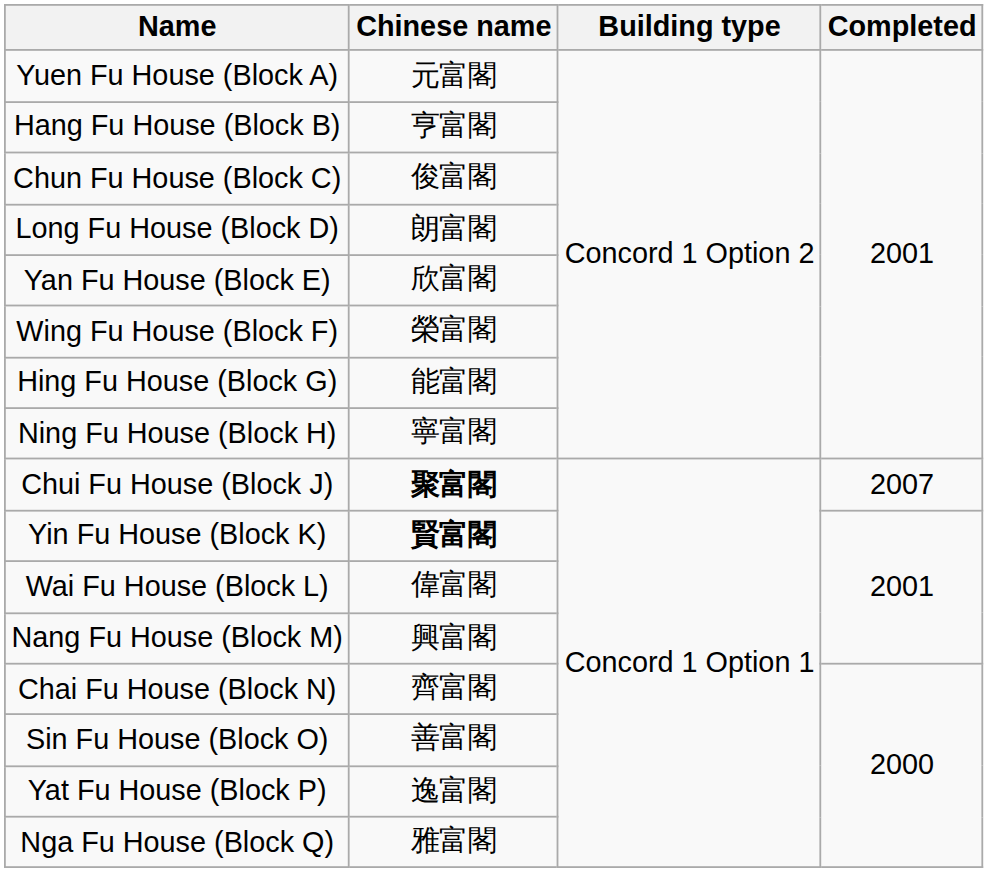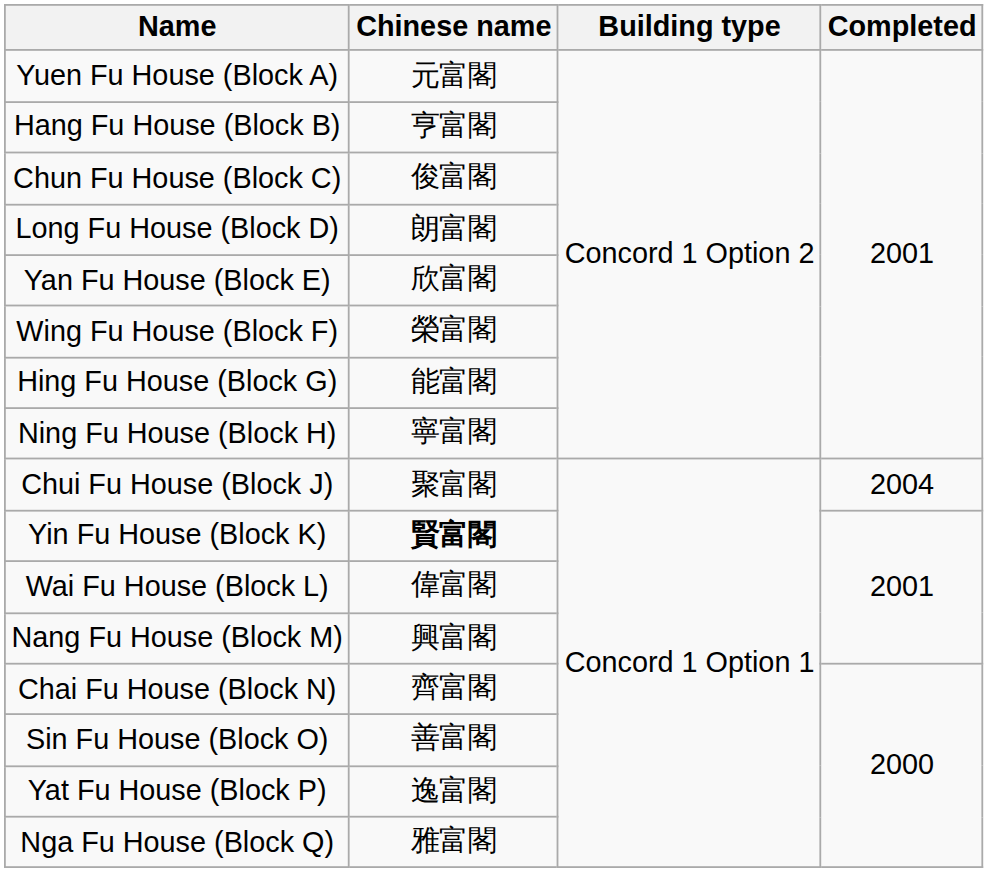(454, 483) bold -> (454, 483) normal
(902, 484) 2007 -> (902, 484) 2004
